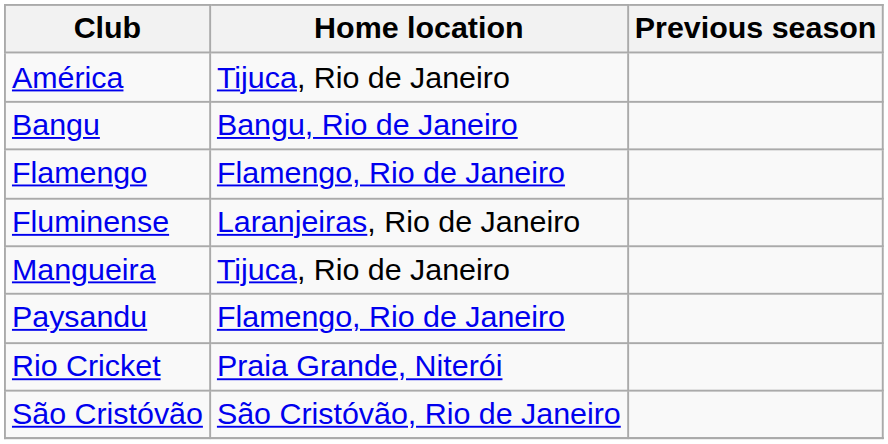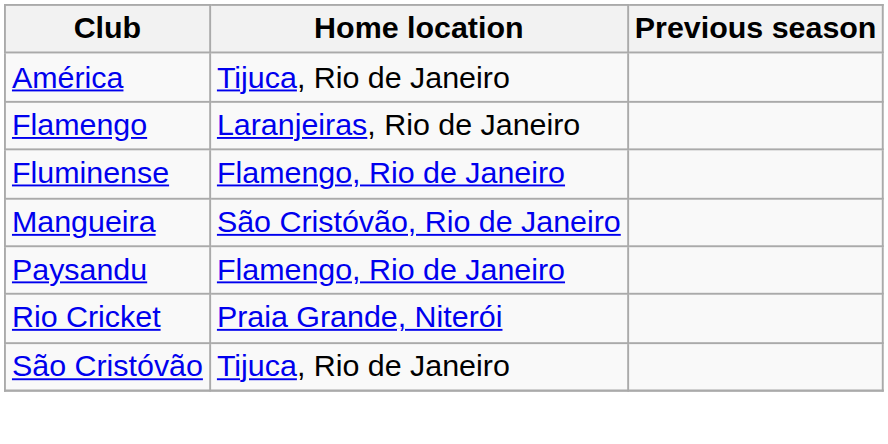- row: (56, 125)
(391, 173) Flamengo, Rio de Janeiro -> (399, 125) Laranjeiras, Rio de Janeiro
(399, 221) Laranjeiras, Rio de Janeiro -> (391, 173) Flamengo, Rio de Janeiro
(363, 269) Tijuca, Rio de Janeiro -> (419, 221) São Cristóvão, Rio de Janeiro
(419, 414) São Cristóvão, Rio de Janeiro -> (363, 366) Tijuca, Rio de Janeiro
